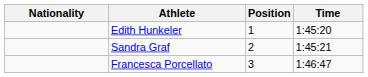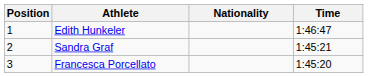columns swapped: (269, 13) <-> (56, 13)
(314, 30) 1:45:20 -> (314, 30) 1:46:47
(314, 64) 1:46:47 -> (314, 64) 1:45:20
